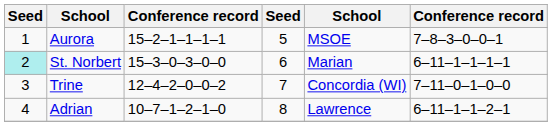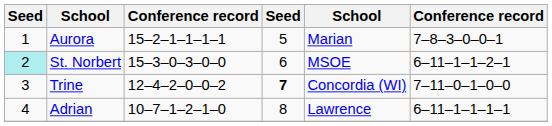(329, 39) MSOE -> (330, 39) Marian
(330, 62) Marian -> (329, 62) MSOE
(462, 62) 6–11–1–1–1–1 -> (462, 62) 6–11–1–1–2–1
(283, 86) normal -> (283, 86) bold
(462, 109) 6–11–1–1–2–1 -> (462, 109) 6–11–1–1–1–1
